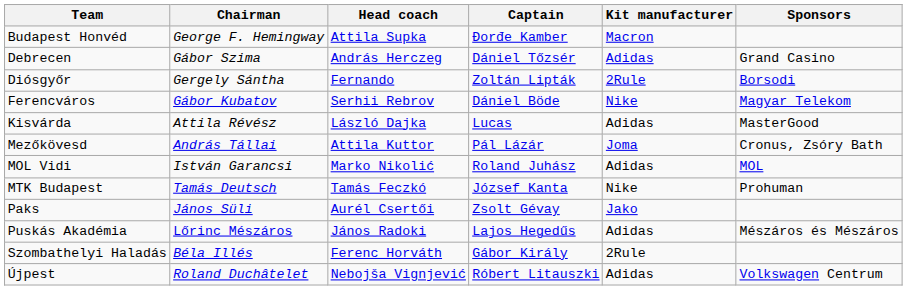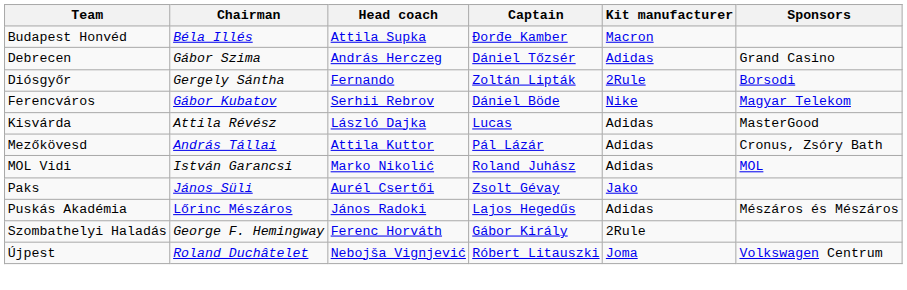(249, 37) George F. Hemingway -> (213, 37) Béla Illés
(622, 145) Joma -> (630, 145) Adidas
- row: (55, 188)
(213, 253) Béla Illés -> (249, 231) George F. Hemingway
(630, 275) Adidas -> (622, 253) Joma
